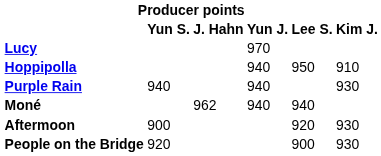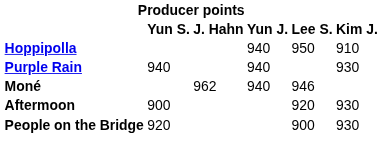- row: (21, 48)
(303, 106) 940 -> (303, 87) 946
